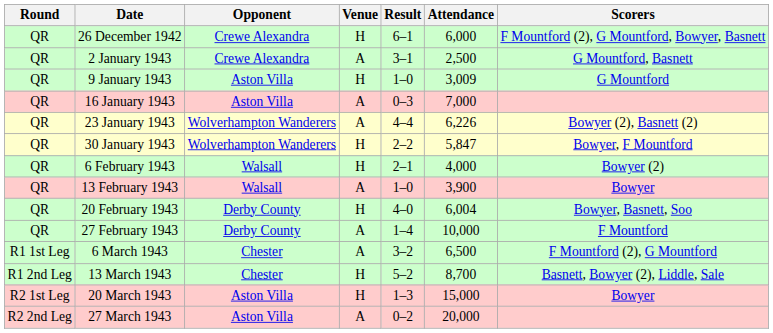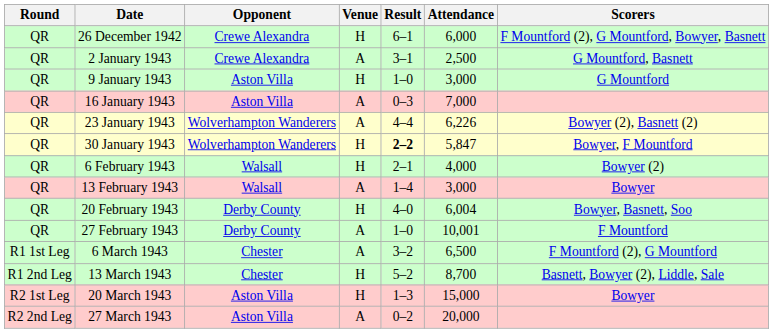(461, 79) 3,009 -> (461, 79) 3,000
(403, 144) normal -> (403, 144) bold
(403, 187) 1–0 -> (403, 187) 1–4
(461, 187) 3,900 -> (461, 187) 3,000
(403, 230) 1–4 -> (403, 230) 1–0
(461, 230) 10,000 -> (461, 230) 10,001
